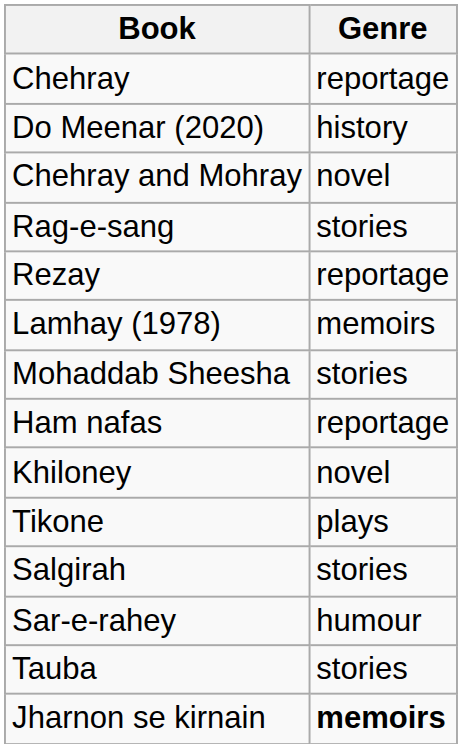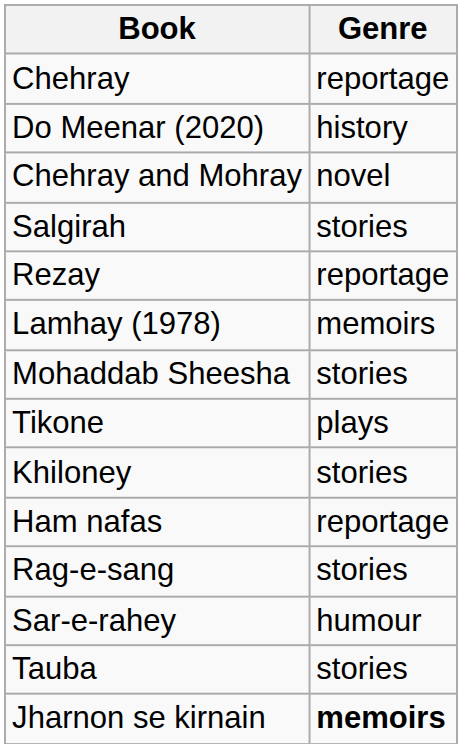rows swapped: (93, 226) <-> (69, 570)
rows swapped: (87, 422) <-> (58, 521)
(353, 472) novel -> (362, 472) stories
